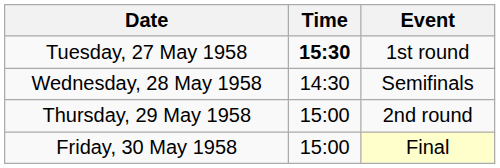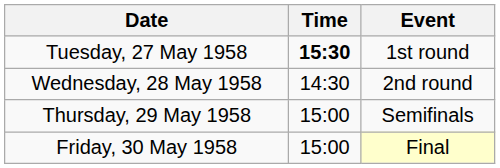(428, 83) Semifinals -> (428, 83) 2nd round
(428, 115) 2nd round -> (428, 115) Semifinals
